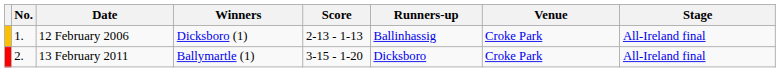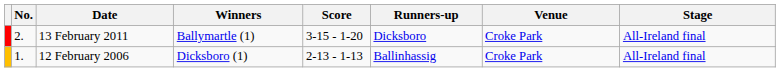rows swapped: (84, 36) <-> (84, 57)
